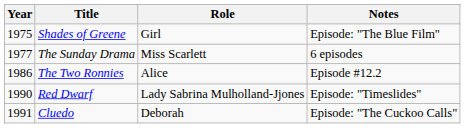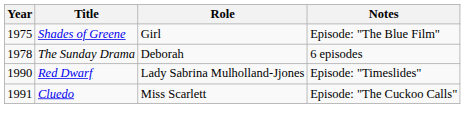(20, 53) 1977 -> (20, 53) 1978
(174, 53) Miss Scarlett -> (162, 53) Deborah
- row: (81, 73)
(162, 113) Deborah -> (174, 93) Miss Scarlett
